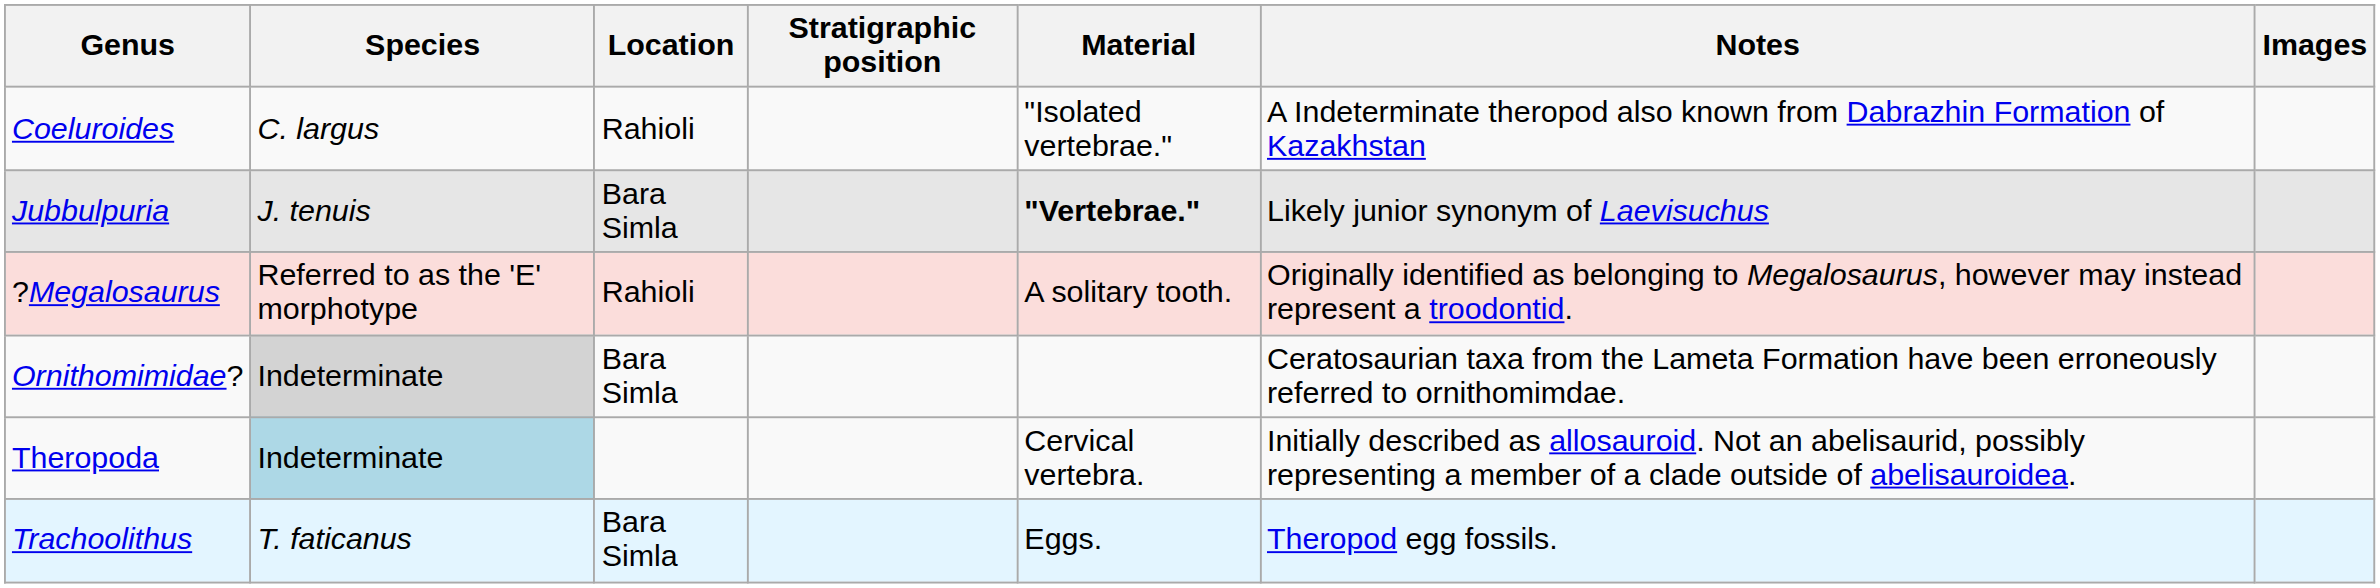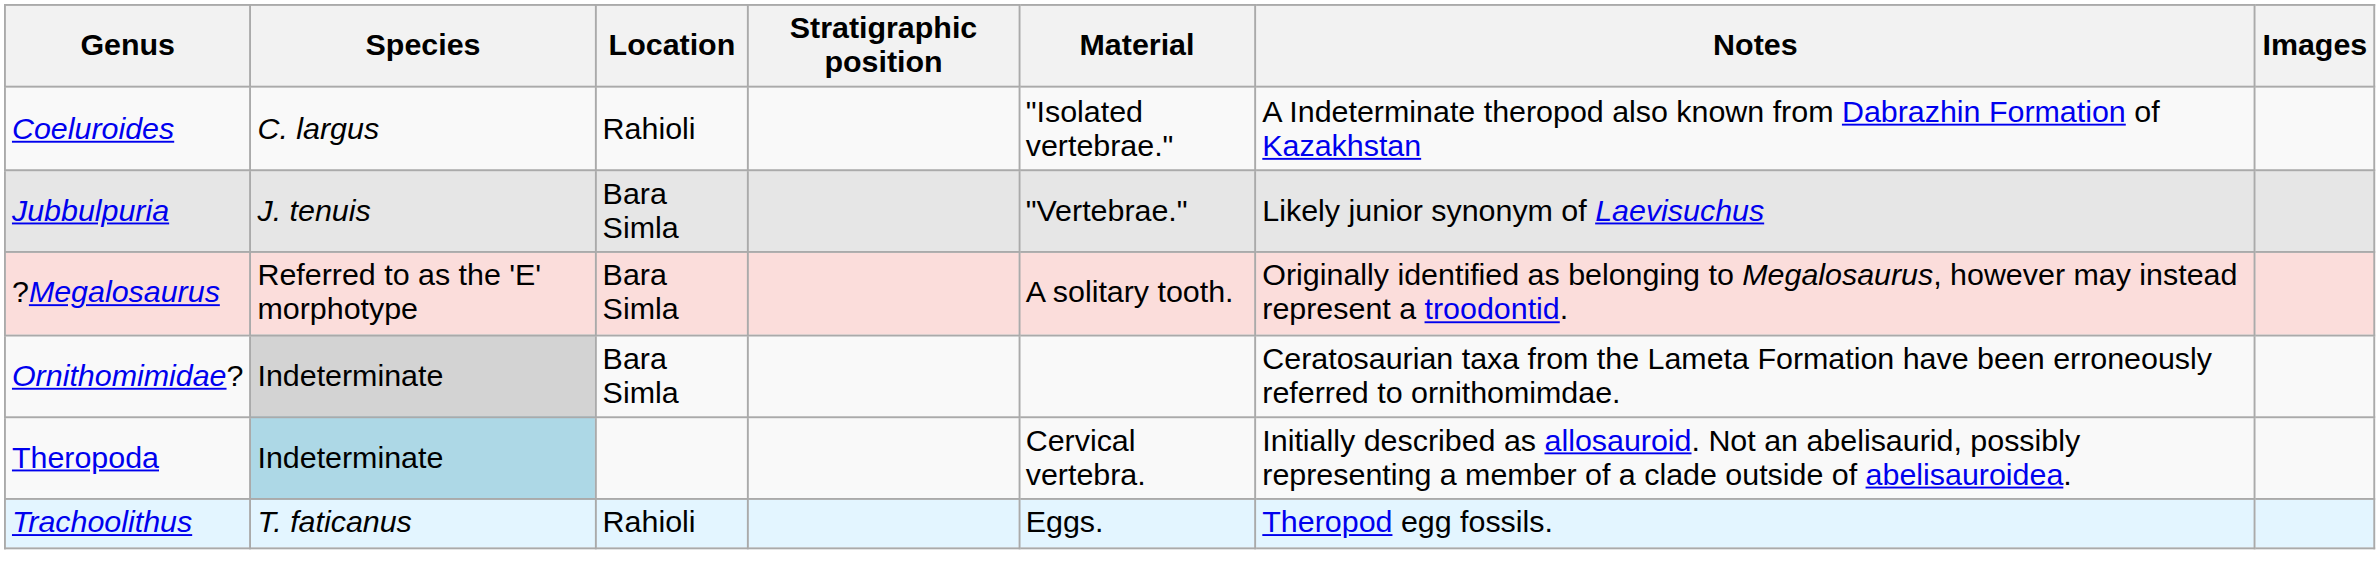(1112, 210) bold -> (1107, 210) normal
(648, 292) Rahioli -> (641, 292) Bara Simla
(640, 540) Bara Simla -> (649, 523) Rahioli
